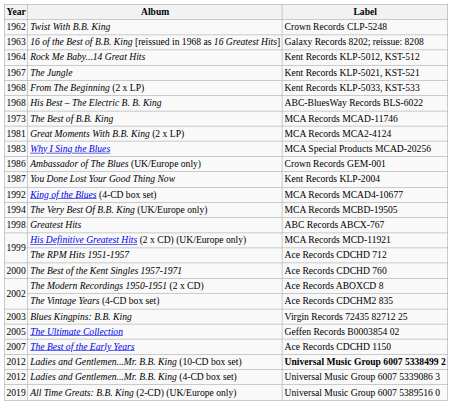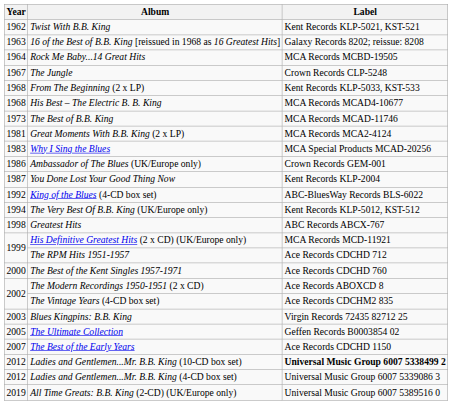(336, 27) Crown Records CLP-5248 -> (352, 27) Kent Records KLP-5021, KST-521
(352, 57) Kent Records KLP-5012, KST-512 -> (341, 57) MCA Records MCBD-19505
(352, 73) Kent Records KLP-5021, KST-521 -> (336, 73) Crown Records CLP-5248
(354, 103) ABC-BluesWay Records BLS-6022 -> (344, 103) MCA Records MCAD4-10677
(344, 194) MCA Records MCAD4-10677 -> (354, 194) ABC-BluesWay Records BLS-6022
(341, 210) MCA Records MCBD-19505 -> (352, 210) Kent Records KLP-5012, KST-512
